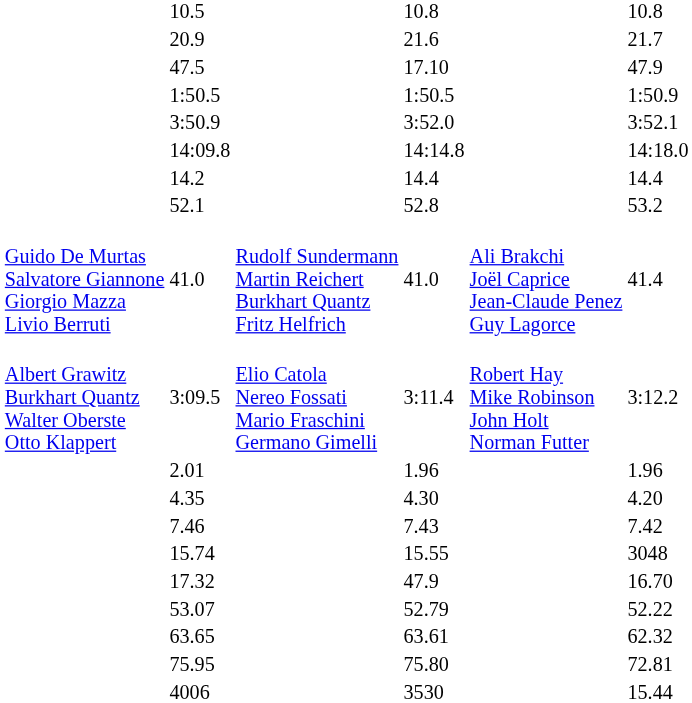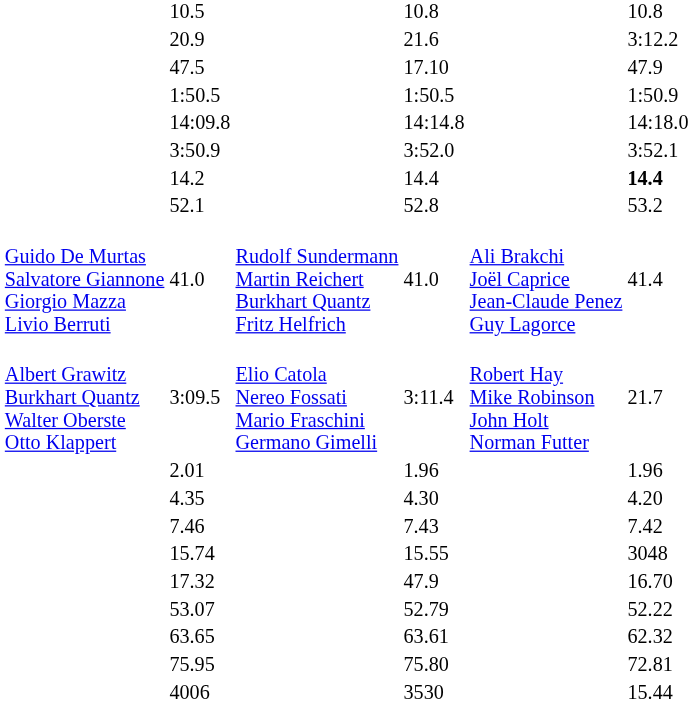(645, 39) 21.7 -> (653, 39) 3:12.2
rows swapped: (195, 122) <-> (200, 150)
(645, 178) normal -> (645, 178) bold
(653, 397) 3:12.2 -> (645, 397) 21.7
